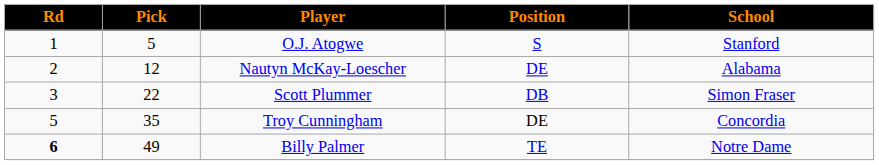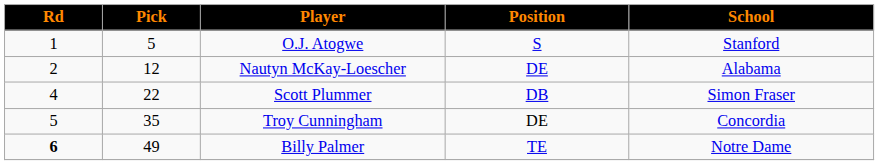(53, 95) 3 -> (53, 95) 4
